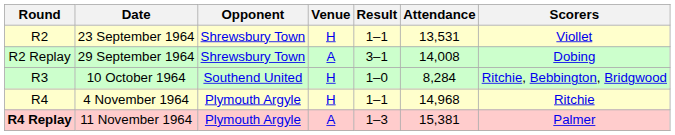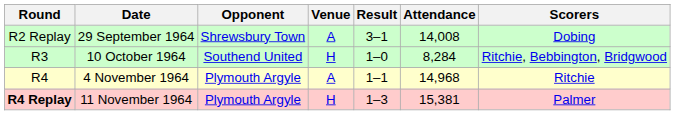- row: (136, 36)
(331, 99) H -> (331, 78) A
(331, 120) A -> (331, 99) H
